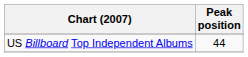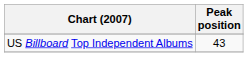(219, 43) 44 -> (219, 43) 43
